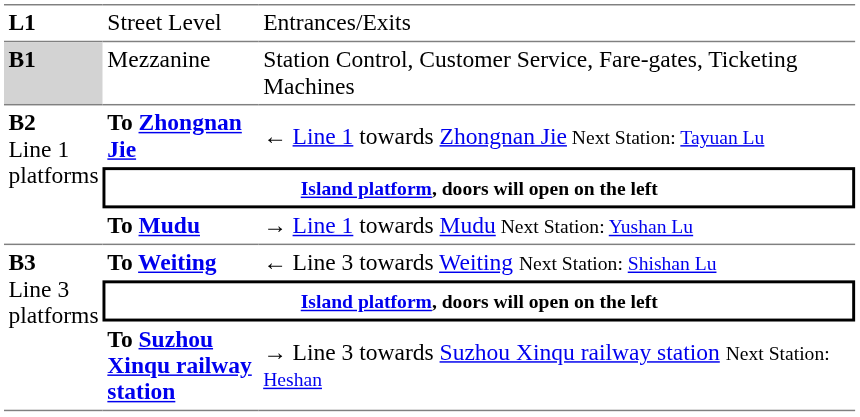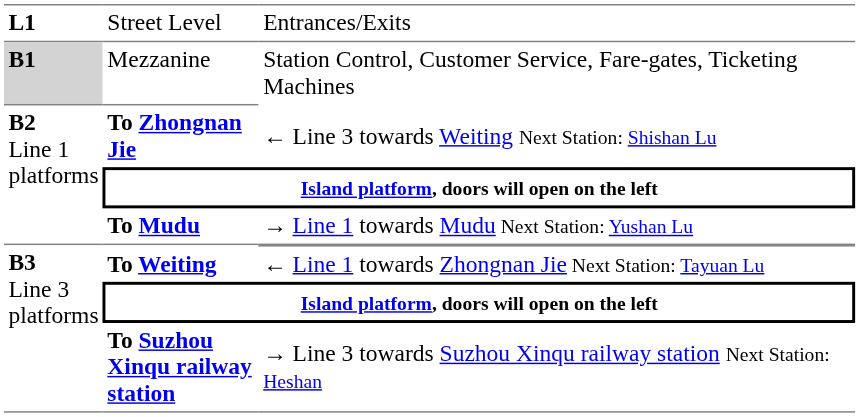(514, 136) ← Line 1 towards Zhongnan Jie Next Station: Tayuan Lu -> (490, 135) ← Line 3 towards Weiting Next Station: Shishan Lu
(490, 262) ← Line 3 towards Weiting Next Station: Shishan Lu -> (514, 263) ← Line 1 towards Zhongnan Jie Next Station: Tayuan Lu
